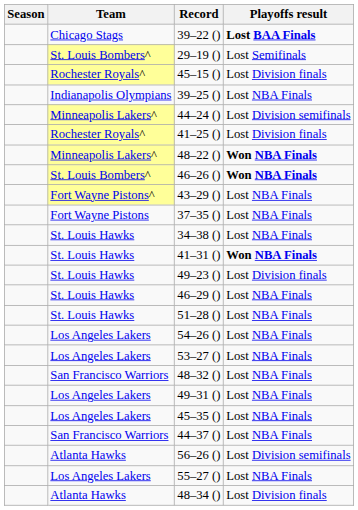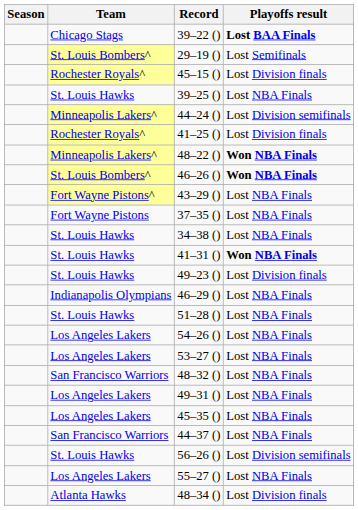(111, 94) Indianapolis Olympians -> (92, 94) St. Louis Hawks
(92, 295) St. Louis Hawks -> (111, 295) Indianapolis Olympians
(88, 455) Atlanta Hawks -> (92, 455) St. Louis Hawks
